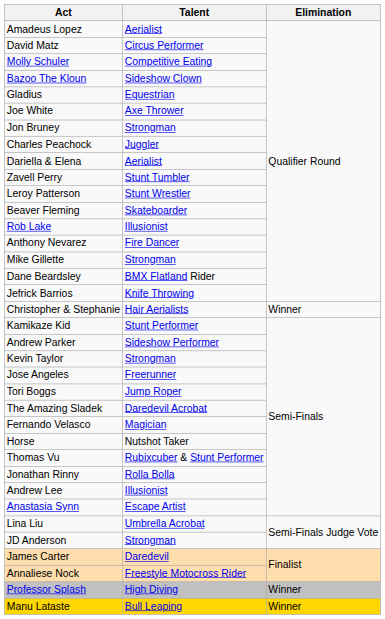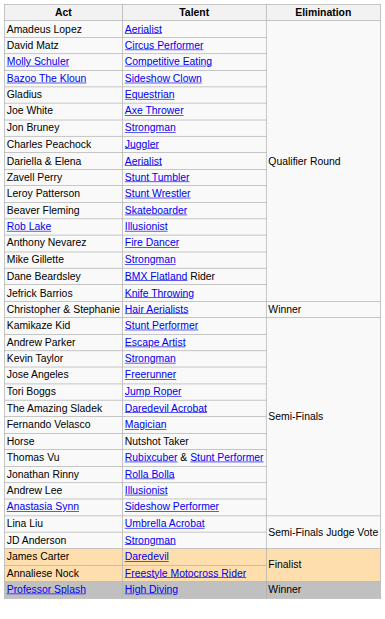(172, 342) Sideshow Performer -> (155, 342) Escape Artist
(155, 507) Escape Artist -> (172, 507) Sideshow Performer
- row: (38, 606)
